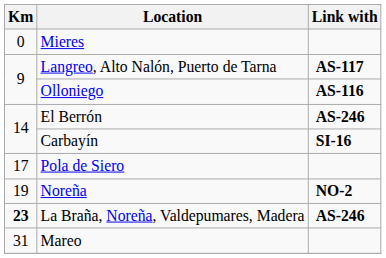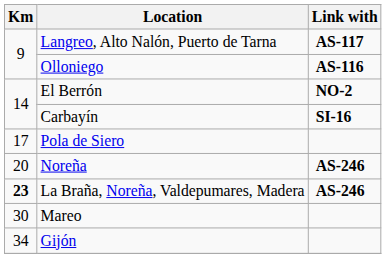- row: (62, 41)
(340, 116) AS-246 -> (334, 91) NO-2
(21, 191) 19 -> (21, 166) 20
(334, 191) NO-2 -> (340, 166) AS-246
(21, 240) 31 -> (21, 215) 30
+ row: (58, 240)
